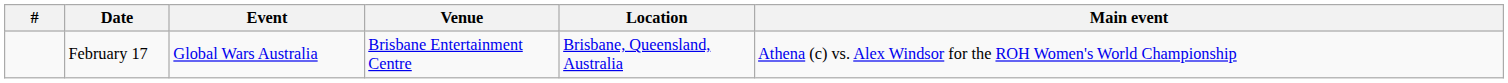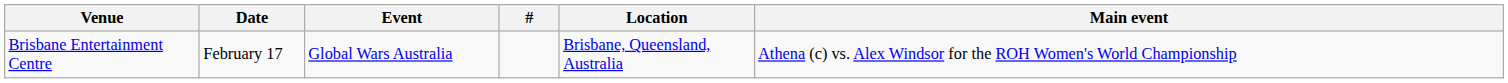columns swapped: (35, 17) <-> (462, 17)
